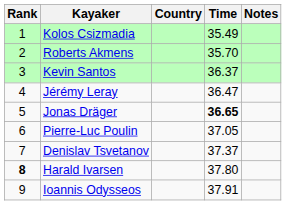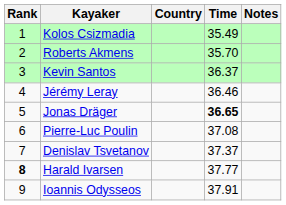(223, 92) 36.47 -> (223, 92) 36.46
(223, 131) 37.05 -> (223, 131) 37.08
(223, 170) 37.80 -> (223, 170) 37.77
